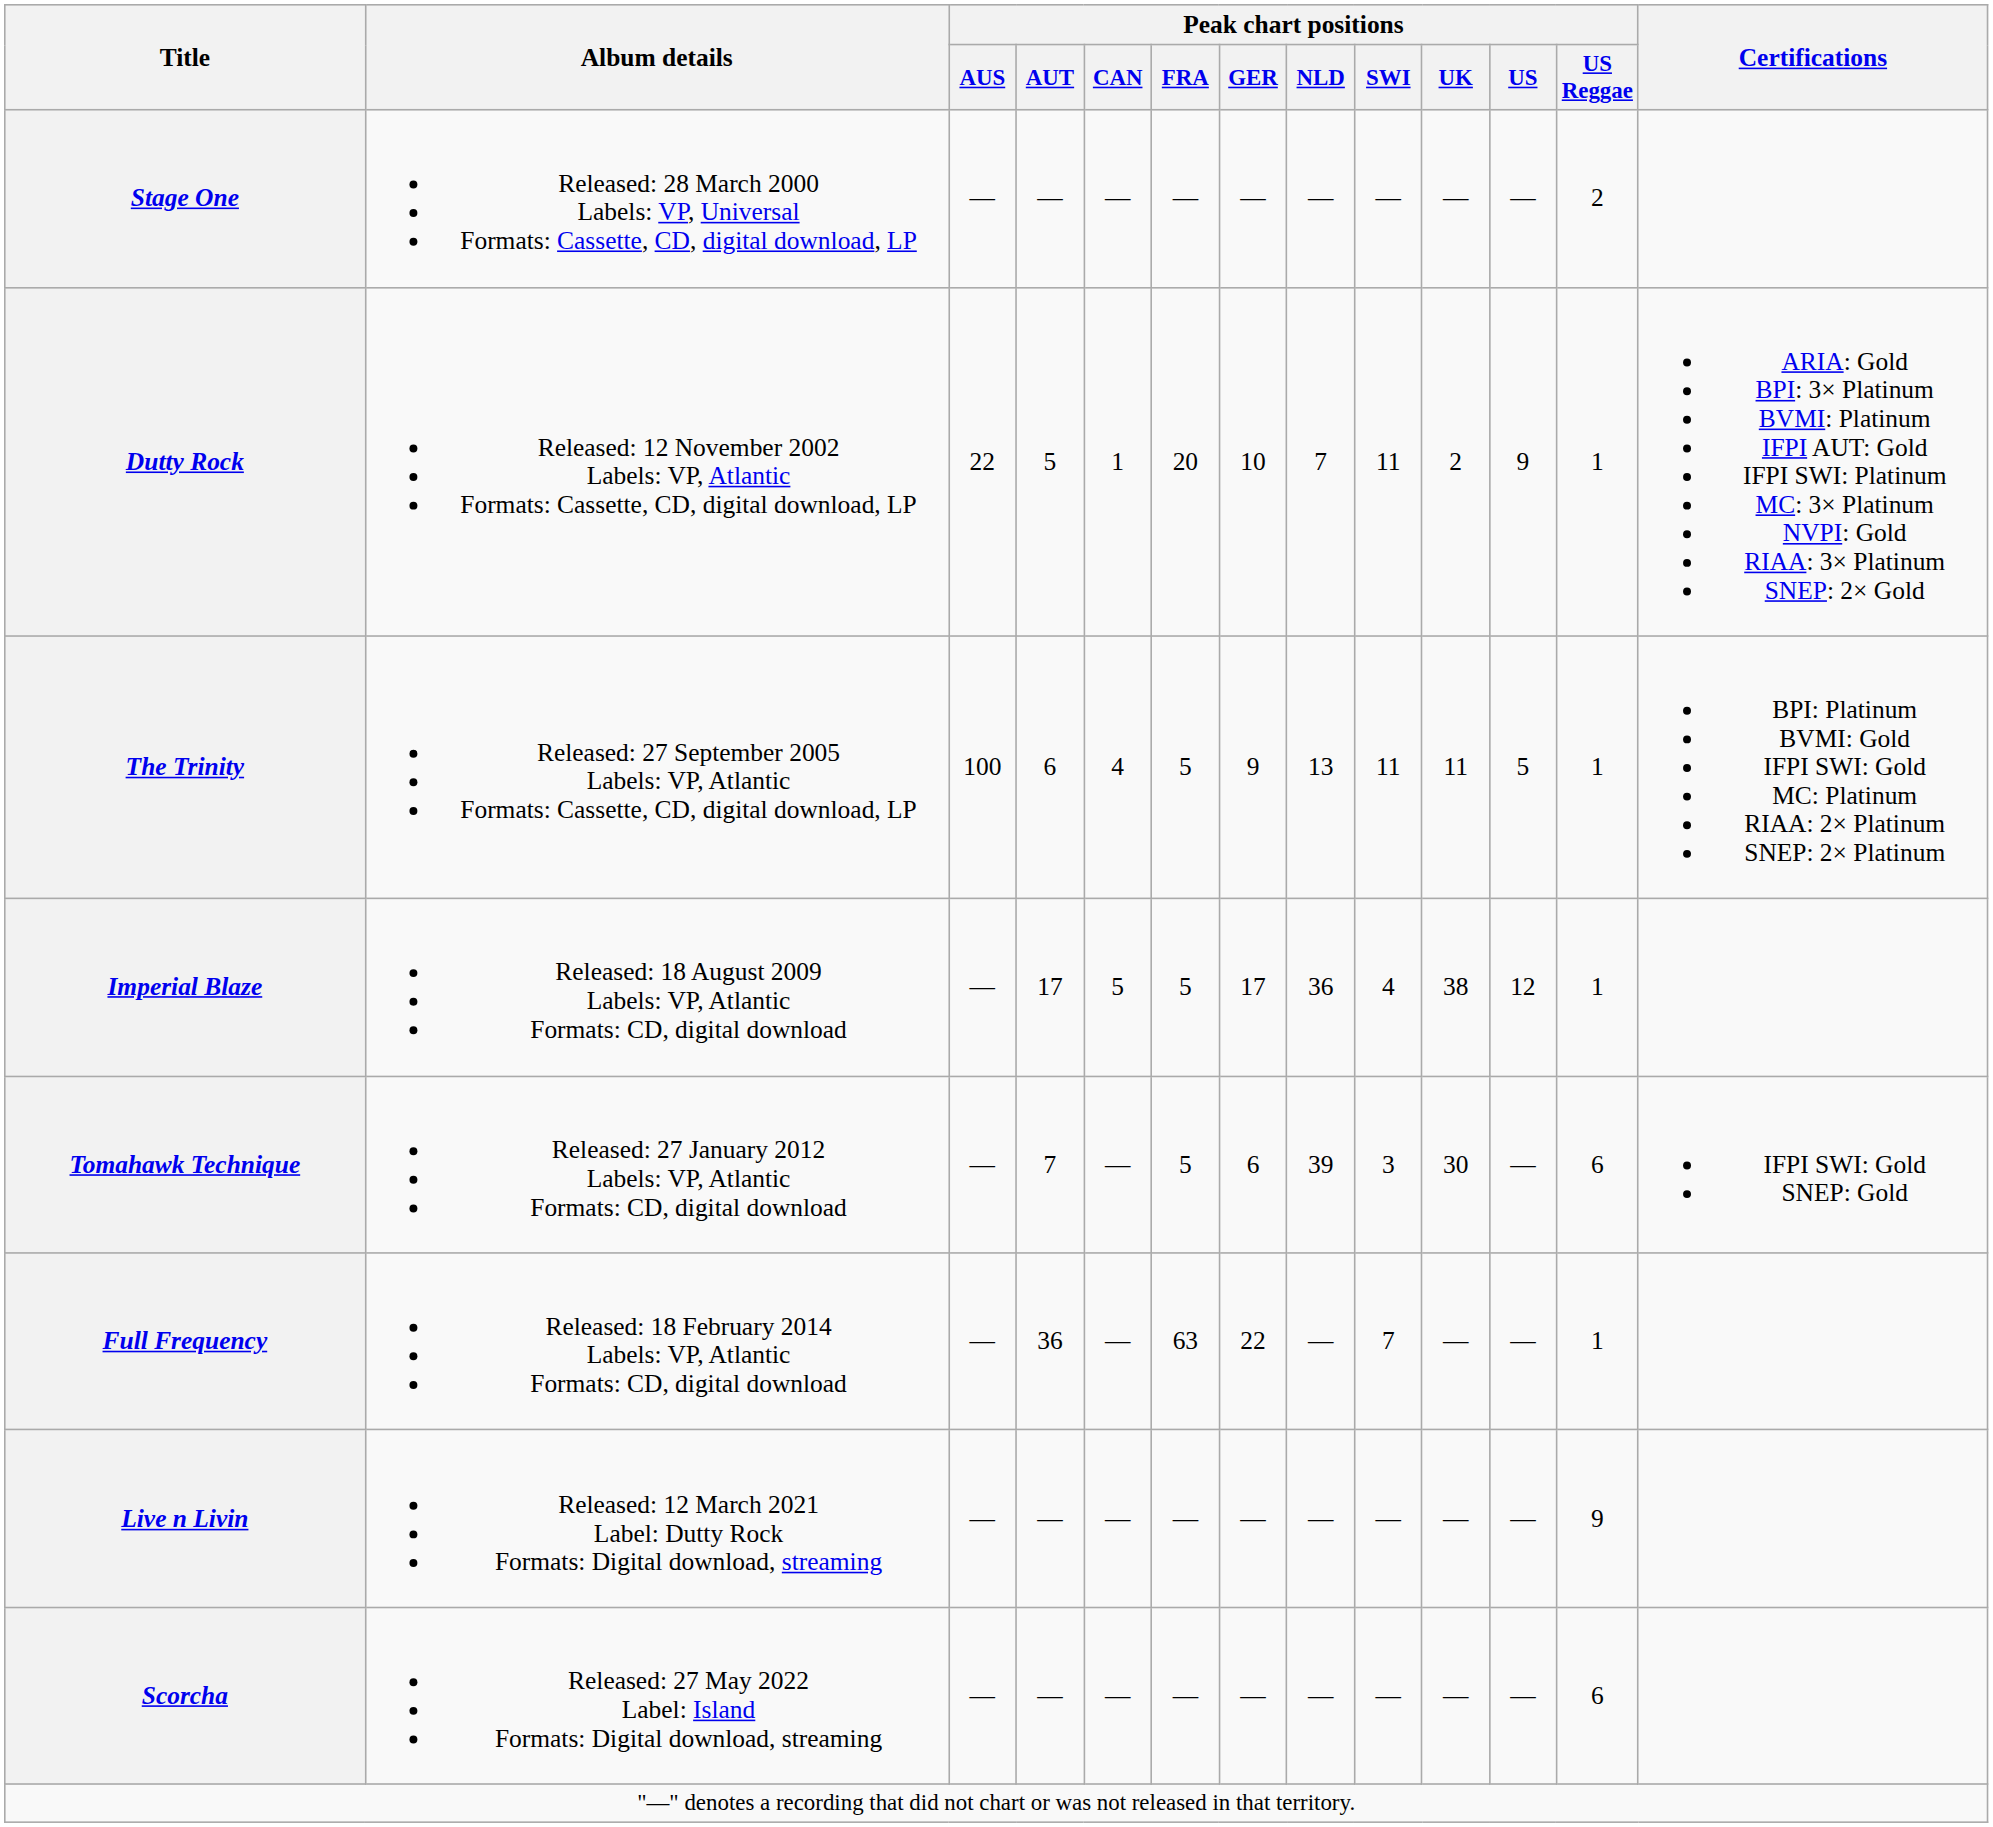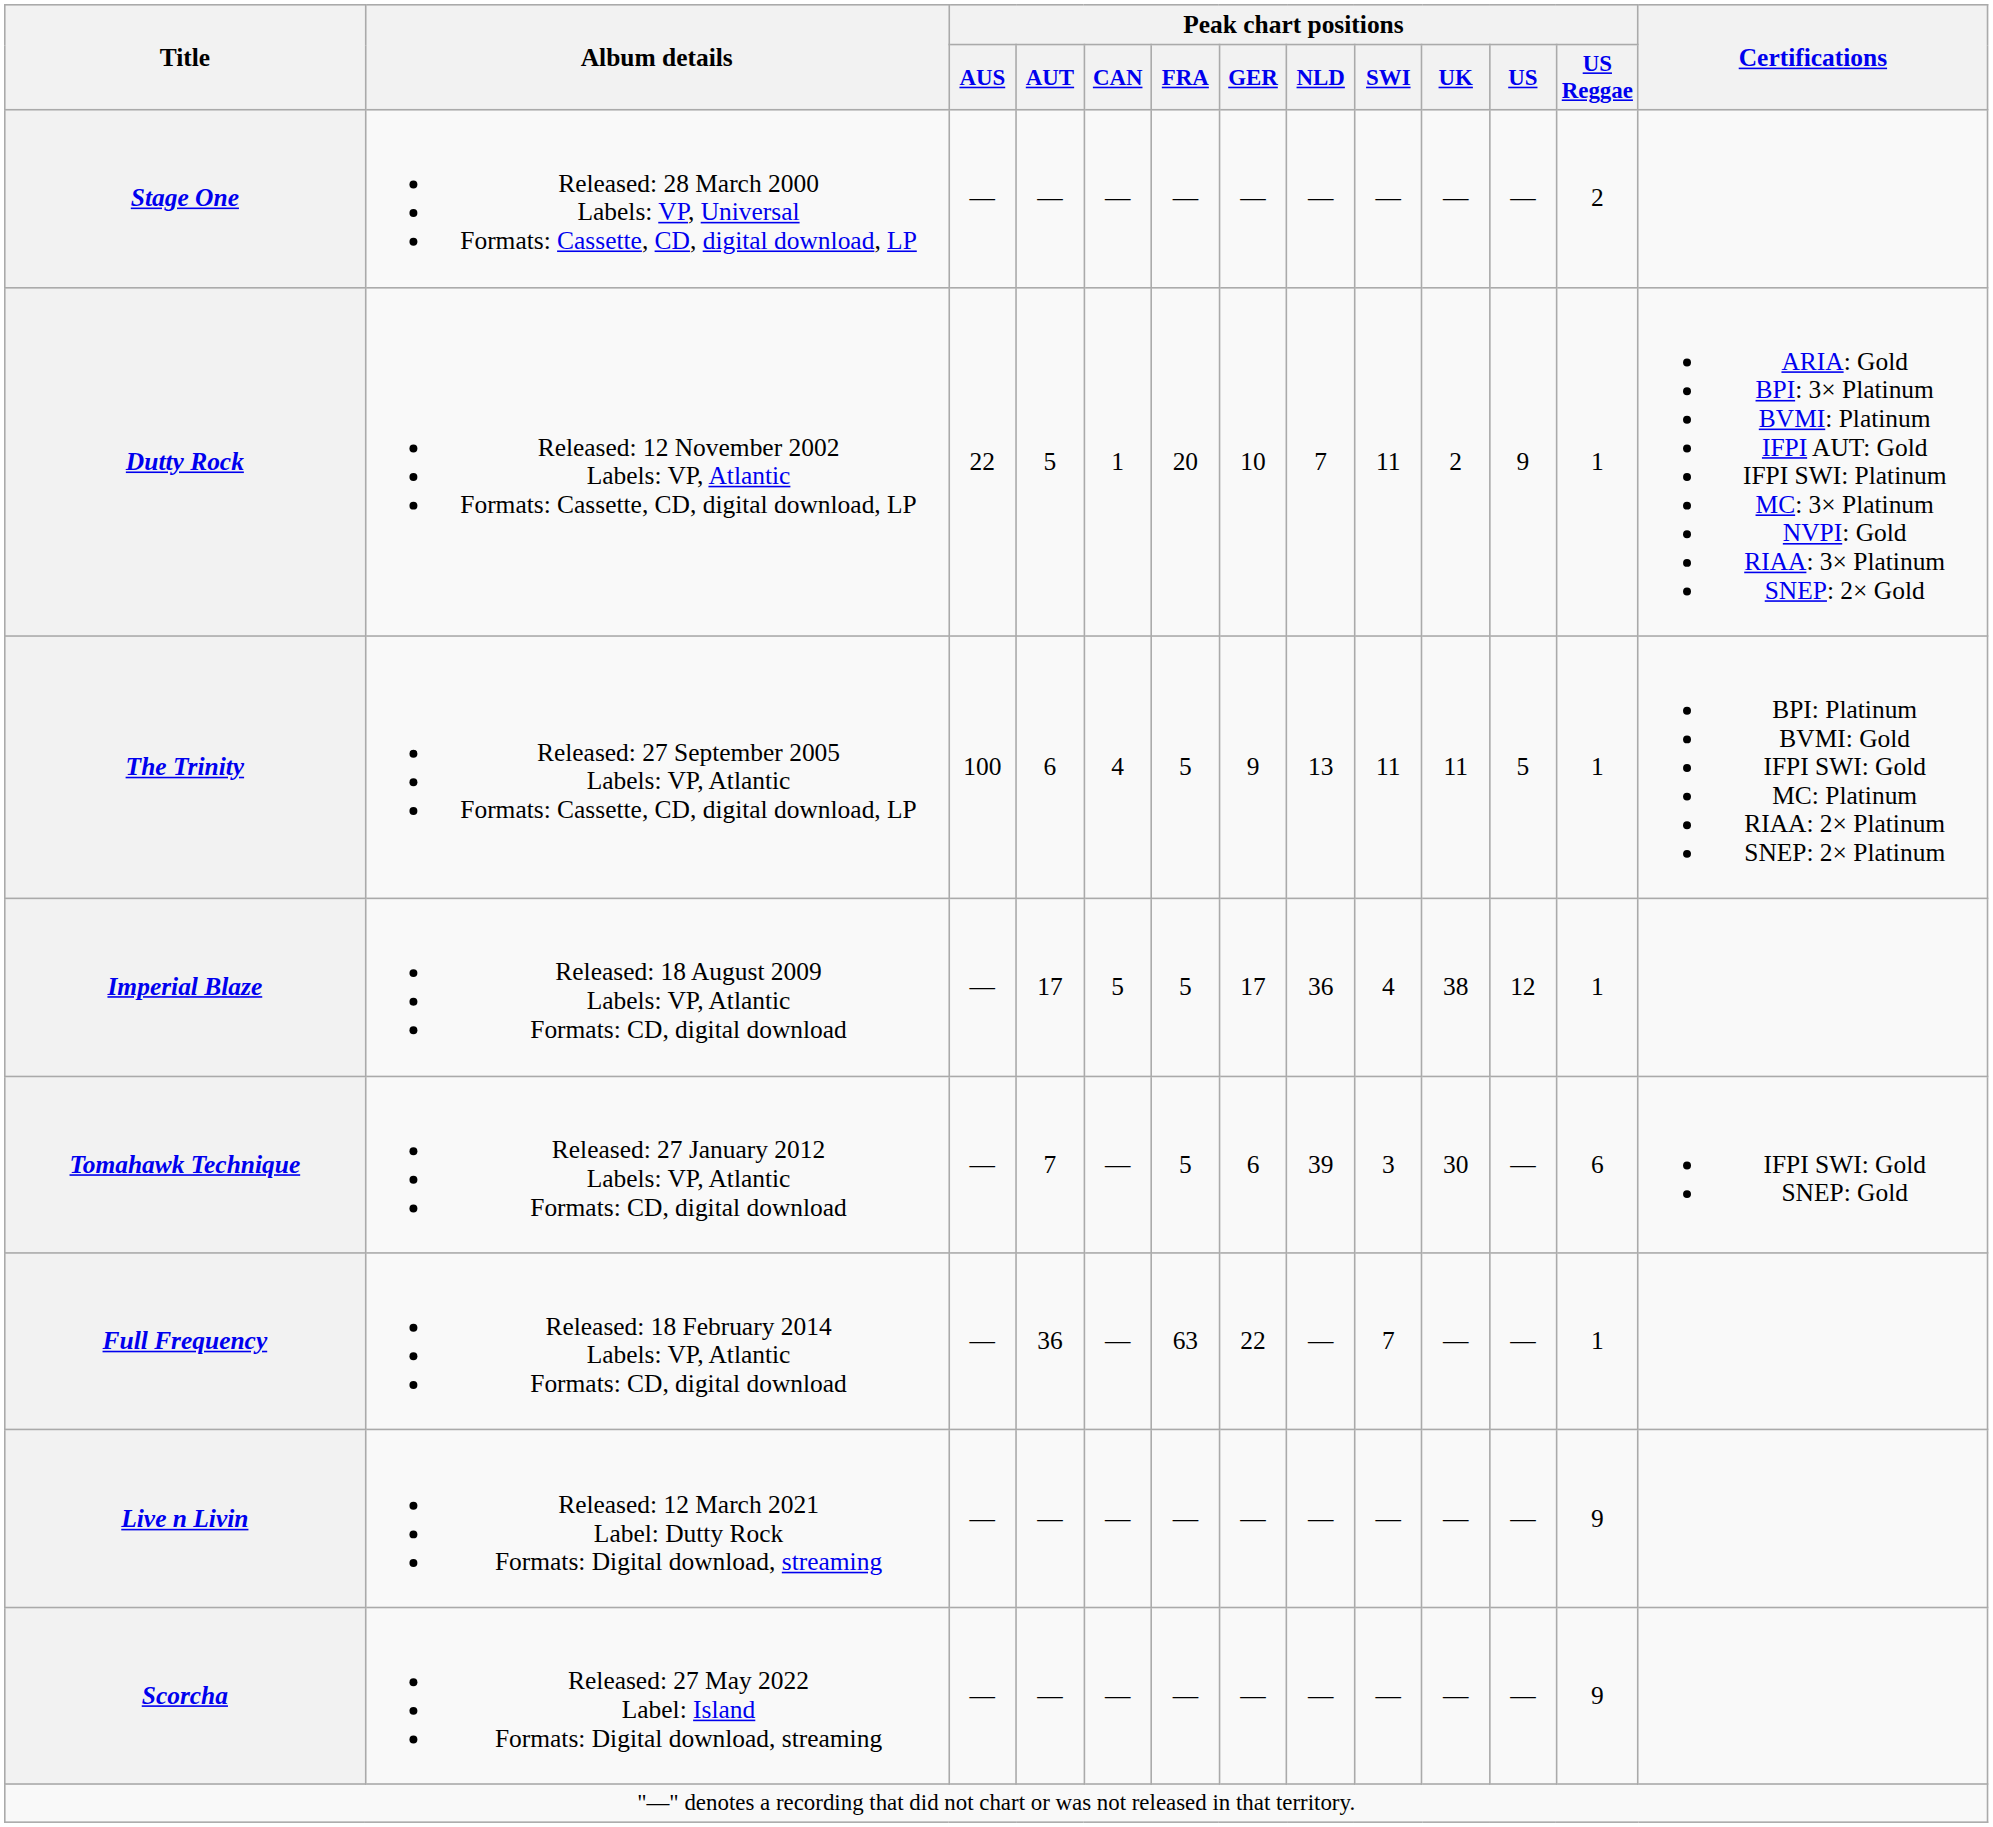(1597, 1695) 6 -> (1597, 1695) 9
